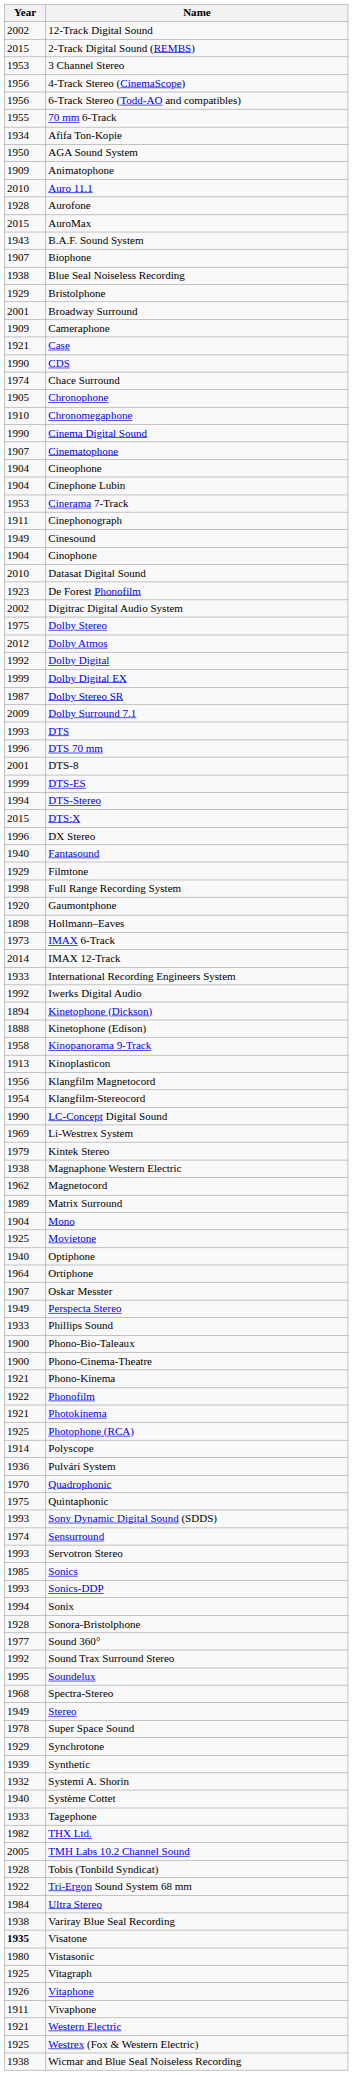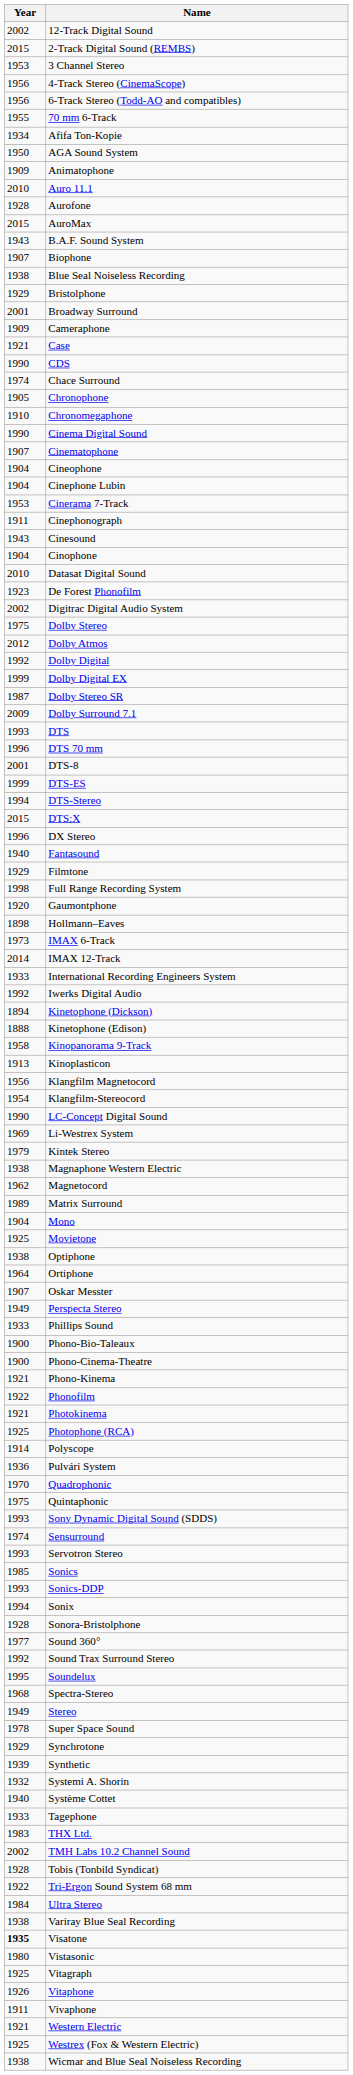(18, 538) 1949 -> (18, 538) 1943
(18, 1256) 1940 -> (18, 1256) 1938
(18, 1834) 1982 -> (18, 1834) 1983
(18, 1851) 2005 -> (18, 1851) 2002
